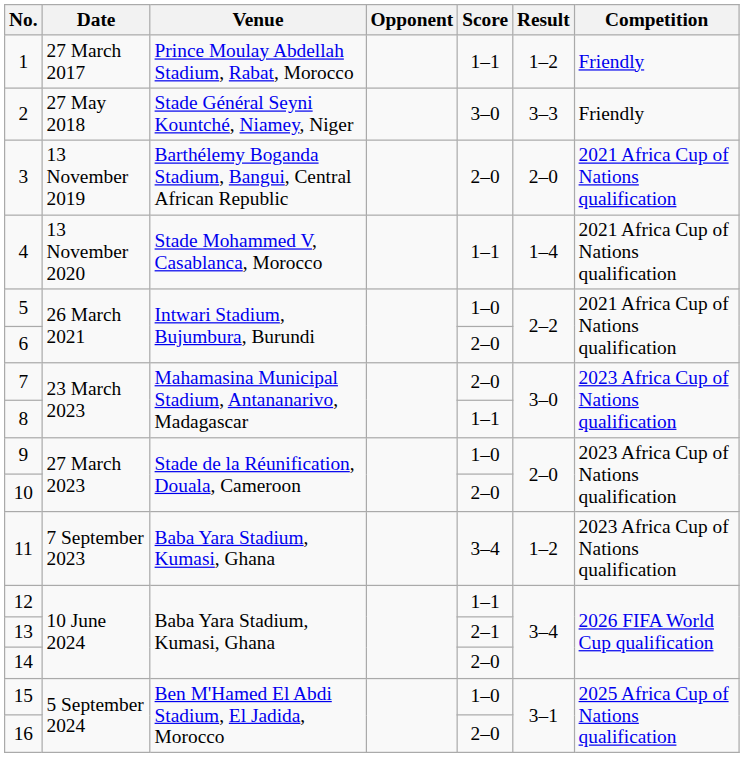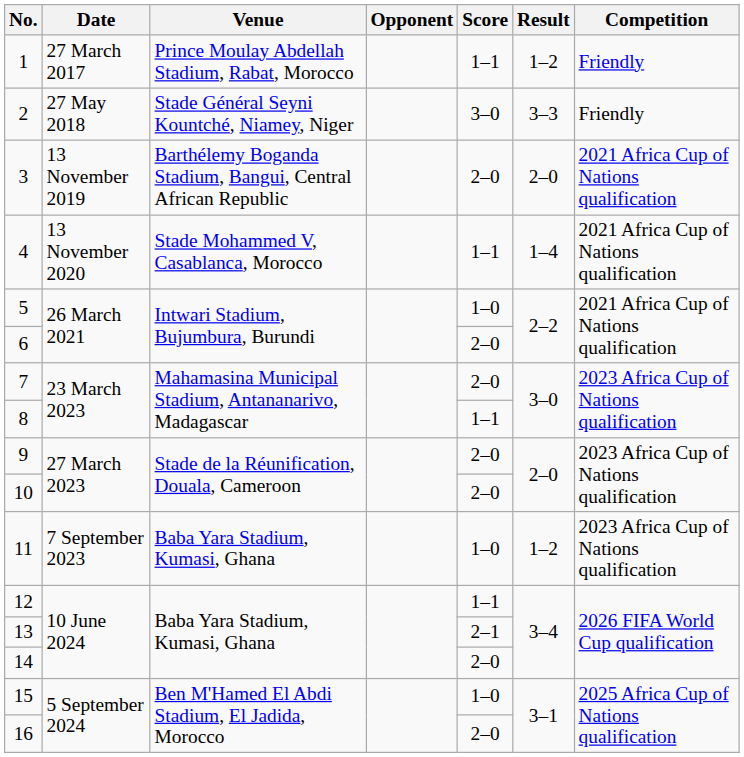(485, 455) 1–0 -> (485, 455) 2–0
(485, 548) 3–4 -> (485, 548) 1–0
